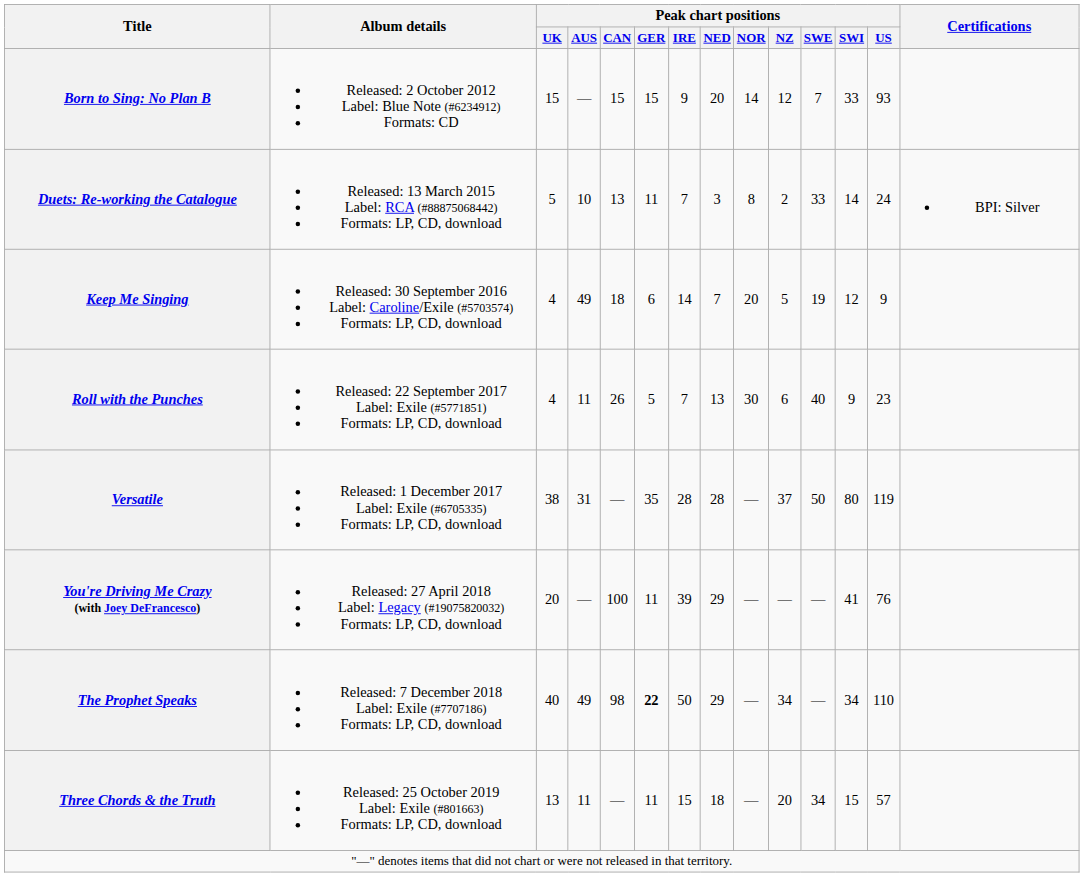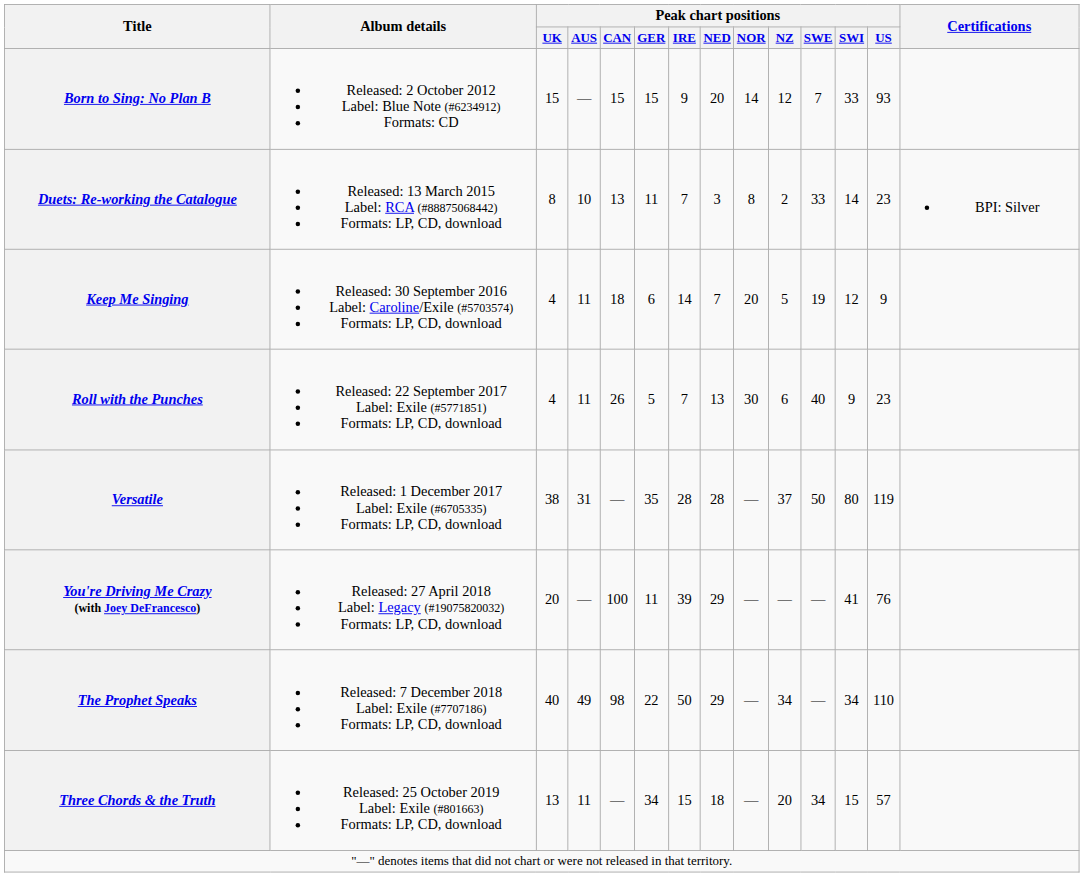(552, 199) 5 -> (552, 199) 8
(884, 199) 24 -> (884, 199) 23
(584, 299) 49 -> (584, 299) 11
(651, 700) bold -> (651, 700) normal
(651, 800) 11 -> (651, 800) 34
